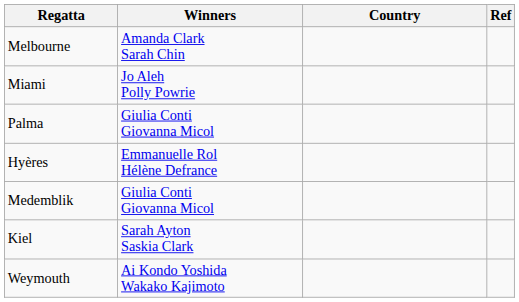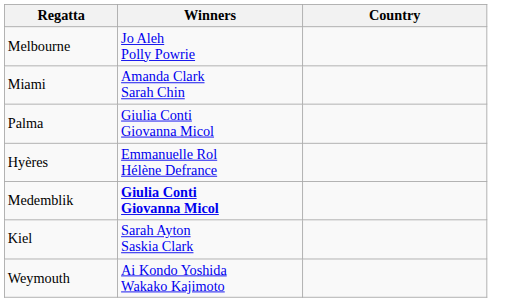- column: (501, 15)
(163, 46) Amanda Clark Sarah Chin -> (158, 46) Jo Aleh Polly Powrie
(158, 84) Jo Aleh Polly Powrie -> (163, 84) Amanda Clark Sarah Chin
(168, 200) normal -> (170, 200) bold
